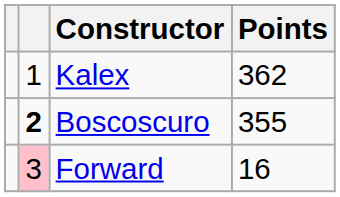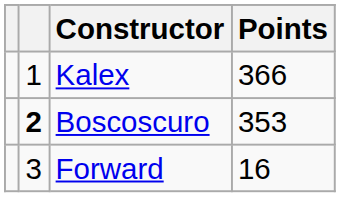(263, 75) 362 -> (263, 75) 366
(263, 122) 355 -> (263, 122) 353
(34, 169) pink background -> (34, 169) no background
